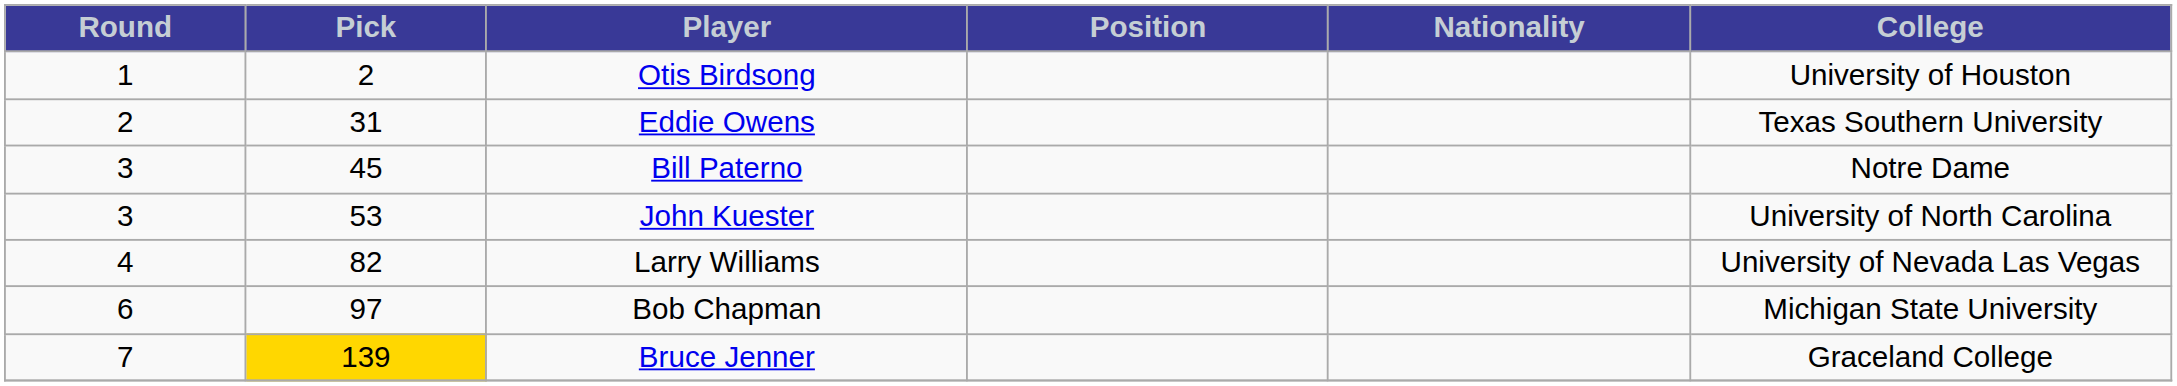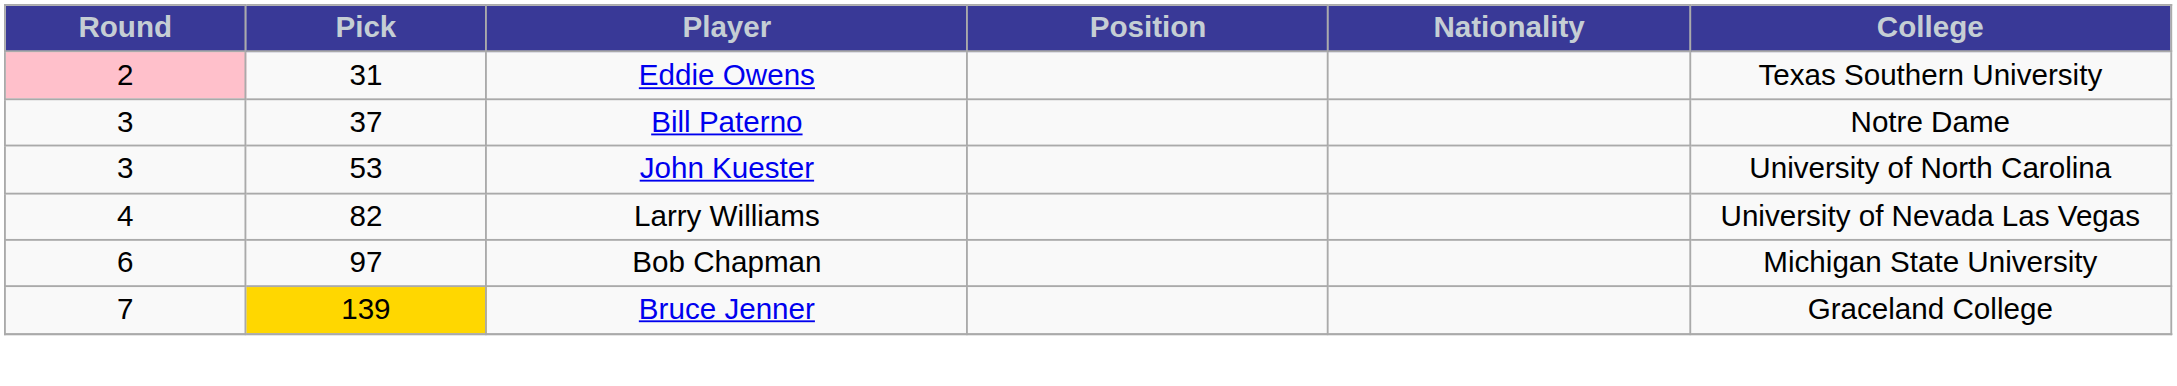- row: (727, 74)
(125, 121) no background -> (125, 74) pink background
(366, 168) 45 -> (366, 121) 37
